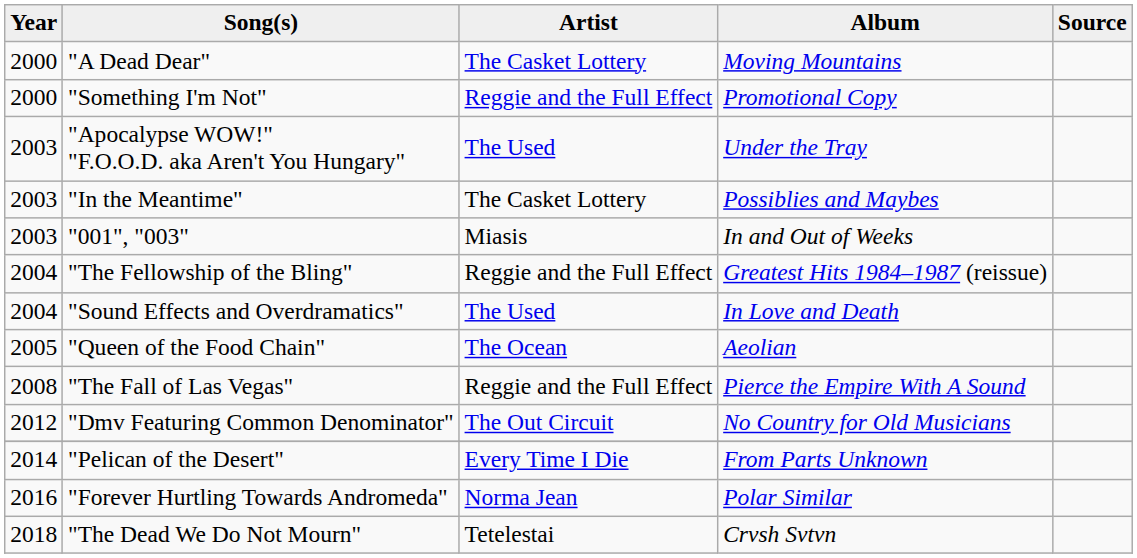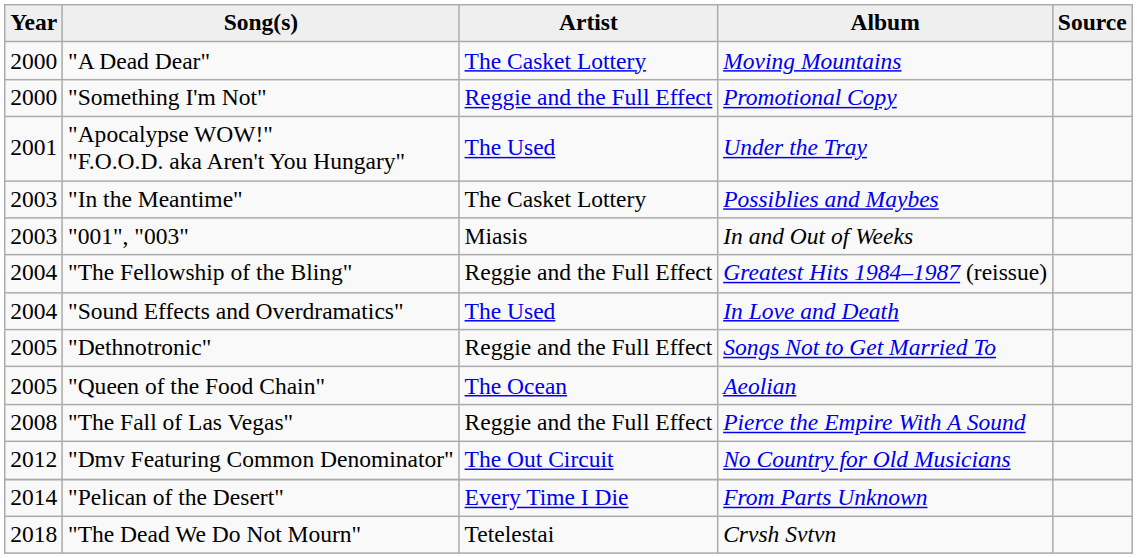(34, 148) 2003 -> (34, 148) 2001
+ row: (140, 348)
- row: (258, 497)
